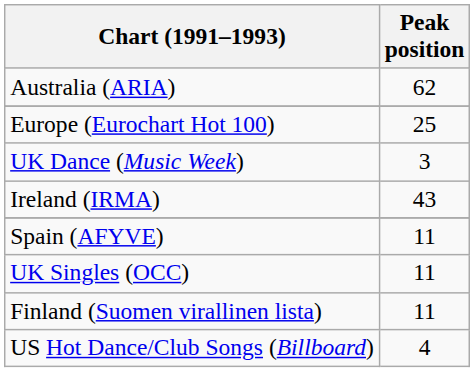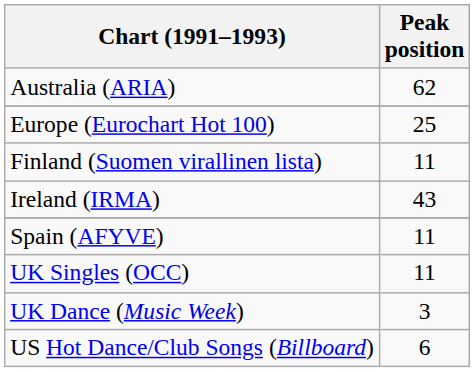rows swapped: (166, 310) <-> (127, 161)
(425, 348) 4 -> (425, 348) 6
